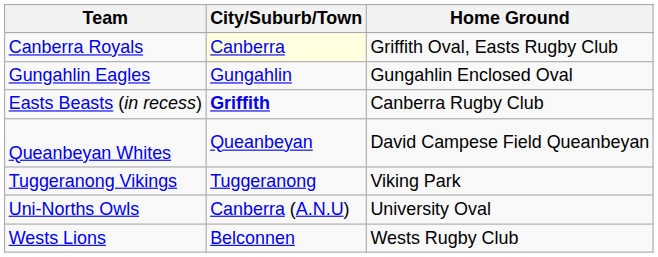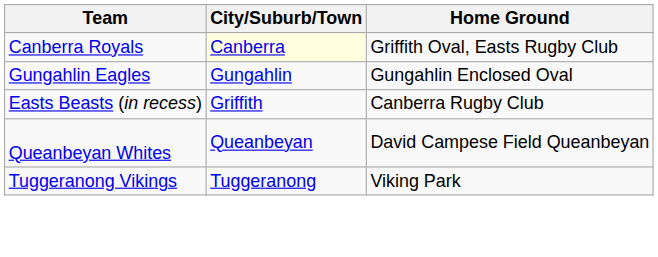(240, 103) bold -> (236, 103) normal
- row: (74, 209)
- row: (57, 237)
